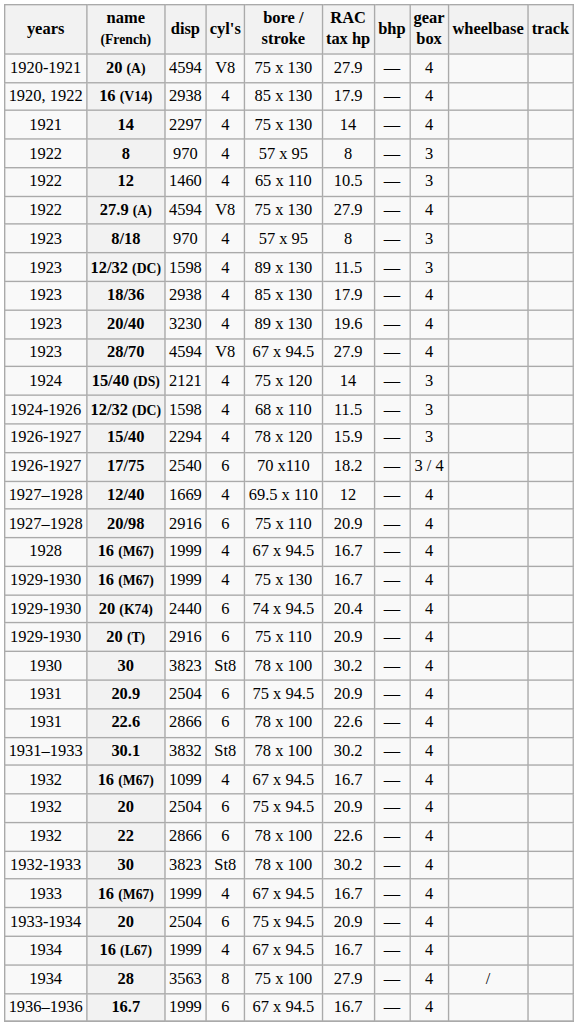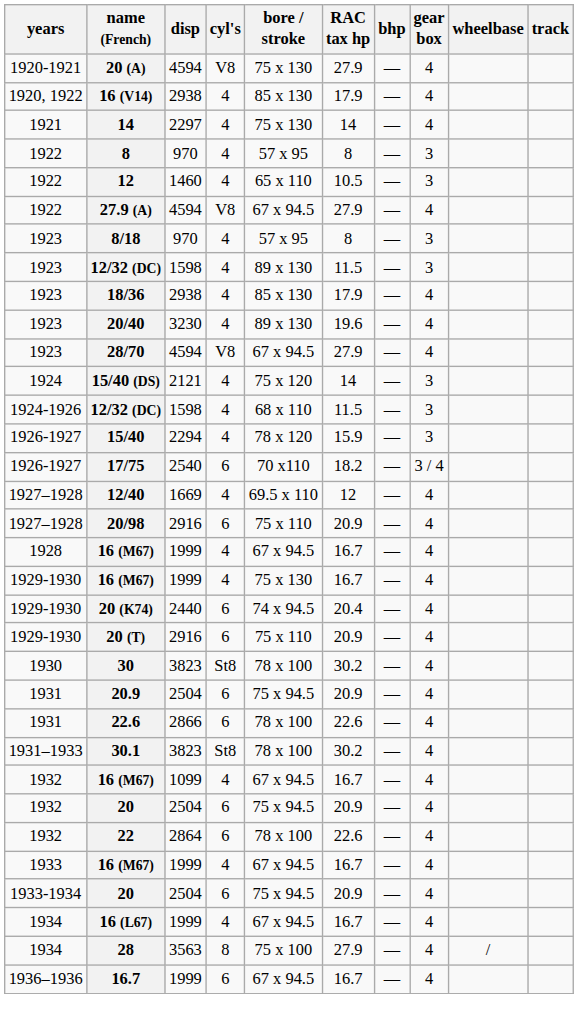(283, 210) 75 x 130 -> (283, 210) 67 x 94.5
(185, 751) 3832 -> (185, 751) 3823
(185, 836) 2866 -> (185, 836) 2864
- row: (46, 864)
